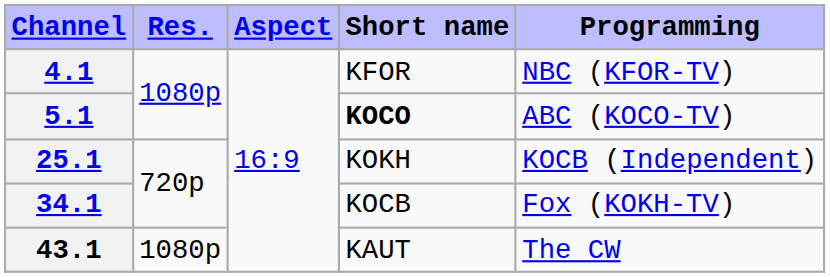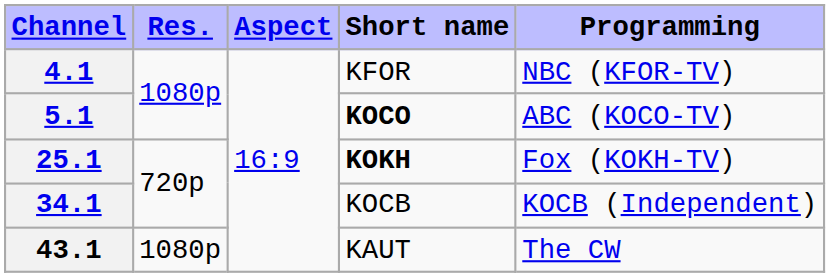(378, 161) normal -> (378, 161) bold
(670, 161) KOCB (Independent) -> (629, 161) Fox (KOKH-TV)
(629, 205) Fox (KOKH-TV) -> (670, 205) KOCB (Independent)
